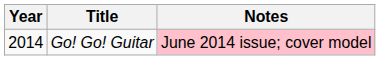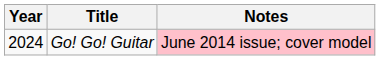(26, 42) 2014 -> (26, 42) 2024
